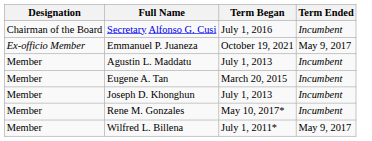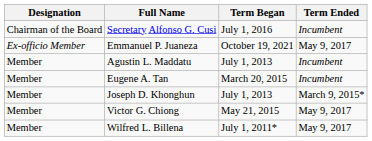(320, 95) Incumbent -> (331, 95) March 9, 2015*
- row: (146, 111)
+ row: (143, 111)
